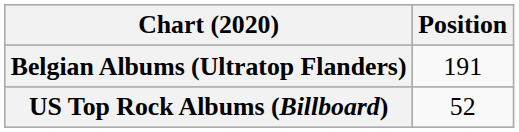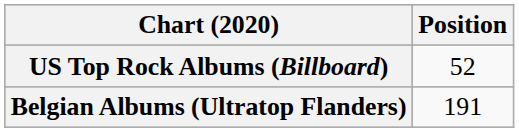rows swapped: (209, 65) <-> (209, 106)
